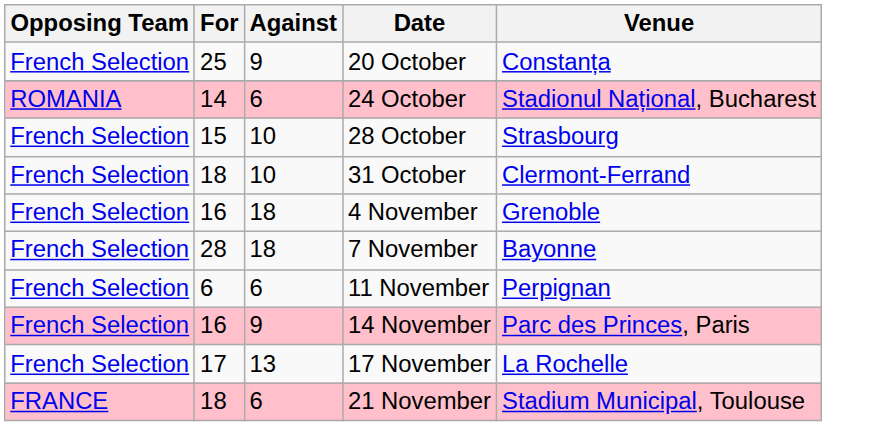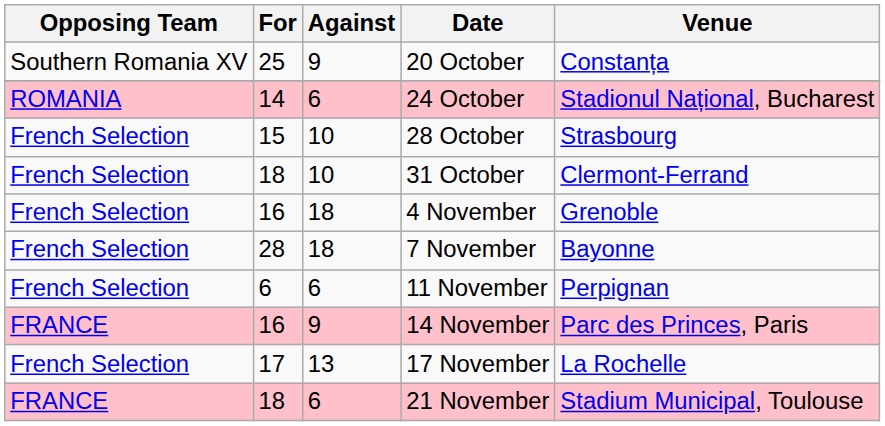(100, 61) French Selection -> (129, 61) Southern Romania XV
(100, 325) French Selection -> (59, 325) FRANCE
